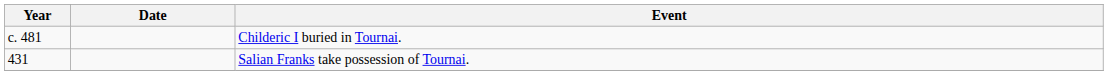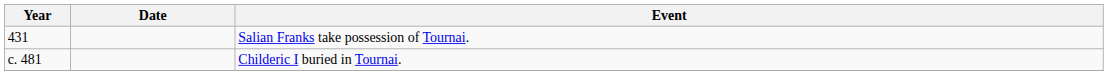rows swapped: (354, 59) <-> (320, 37)
